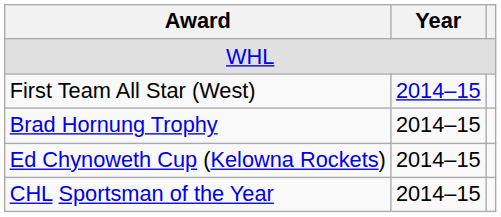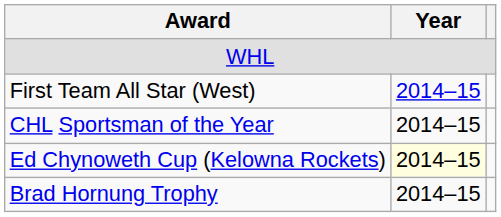rows swapped: (114, 125) <-> (142, 194)
(438, 159) no background -> (438, 159) lightyellow background
